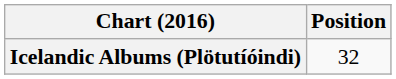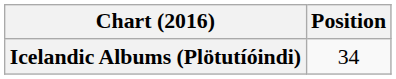(349, 56) 32 -> (349, 56) 34
